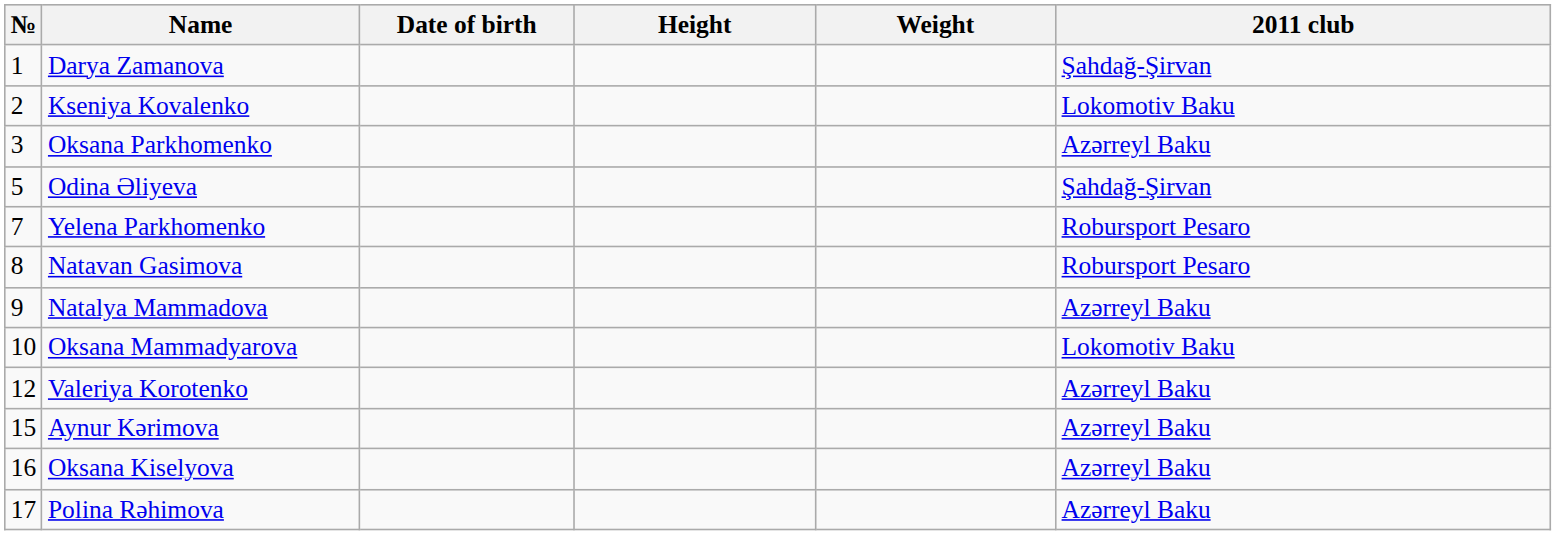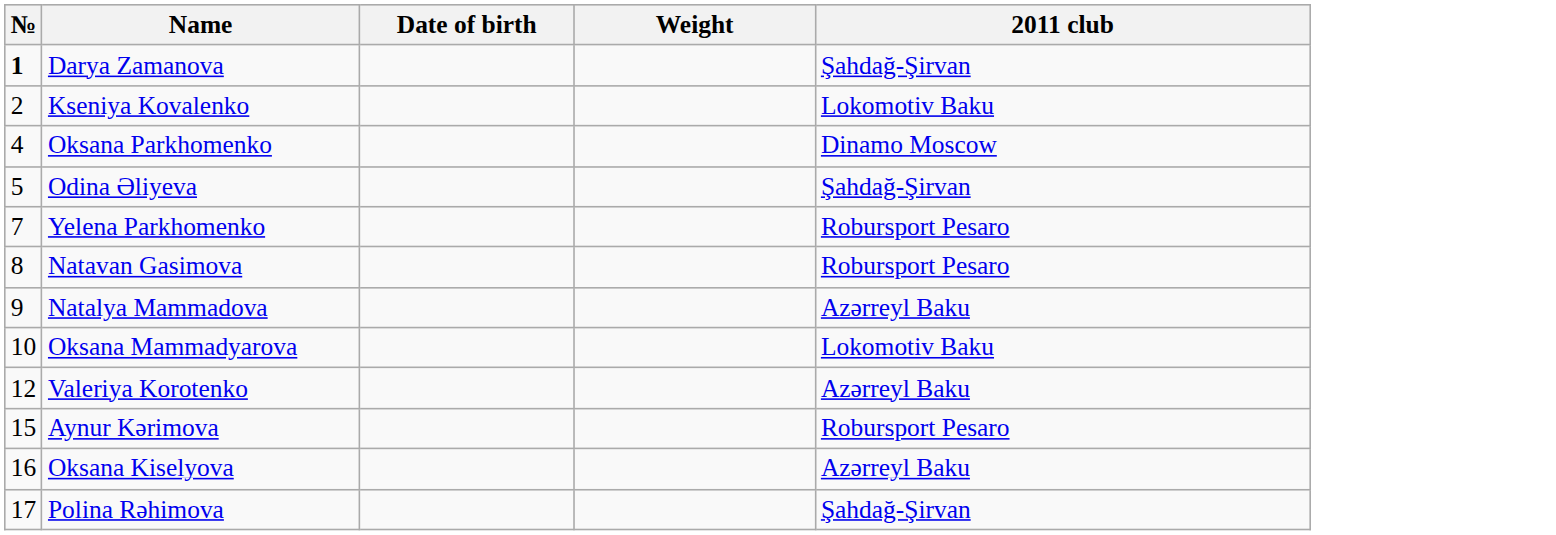- column: (695, 24)
(17, 65) normal -> (17, 65) bold
(17, 145) 3 -> (17, 145) 4
(1136, 145) Azərreyl Baku -> (909, 145) Dinamo Moscow
(1136, 428) Azərreyl Baku -> (915, 428) Robursport Pesaro
(1136, 508) Azərreyl Baku -> (896, 508) Şahdağ-Şirvan
